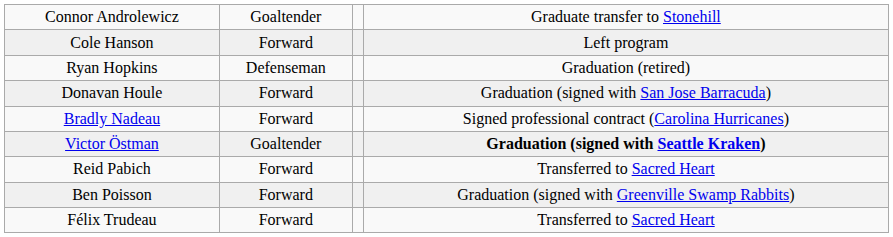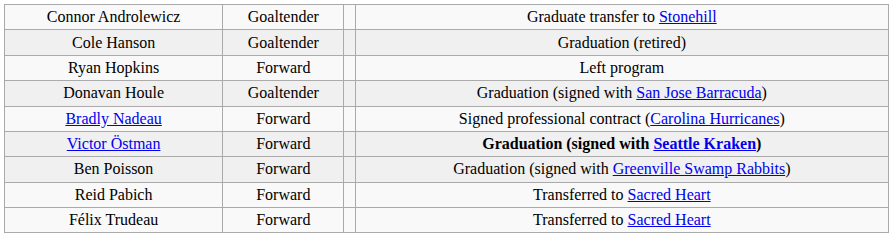(286, 42) Forward -> (283, 42) Goaltender
(626, 42) Left program -> (622, 42) Graduation (retired)
(286, 67) Defenseman -> (283, 67) Forward
(626, 67) Graduation (retired) -> (622, 67) Left program
(286, 93) Forward -> (283, 93) Goaltender
(286, 144) Goaltender -> (283, 144) Forward
rows swapped: (112, 169) <-> (112, 194)
